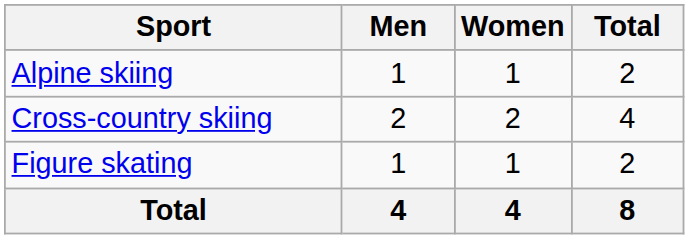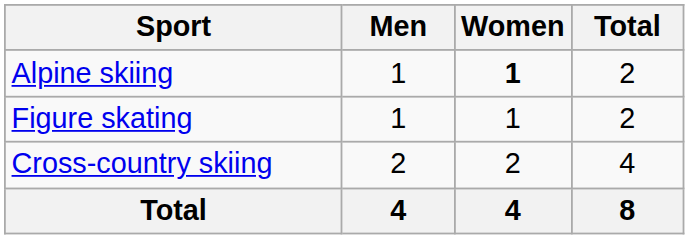(513, 73) normal -> (513, 73) bold
rows swapped: (142, 118) <-> (102, 164)
